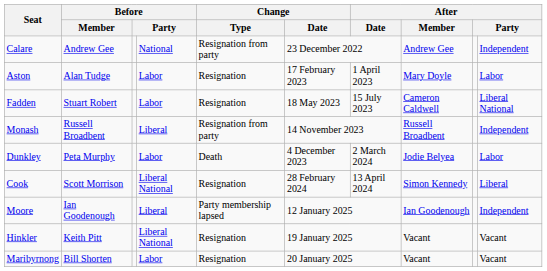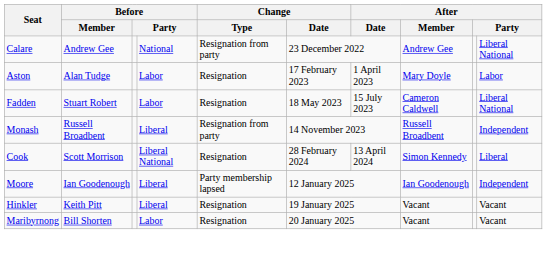(504, 49) Independent -> (496, 49) Liberal National
- row: (24, 156)
(156, 237) Liberal National -> (153, 205) Liberal
